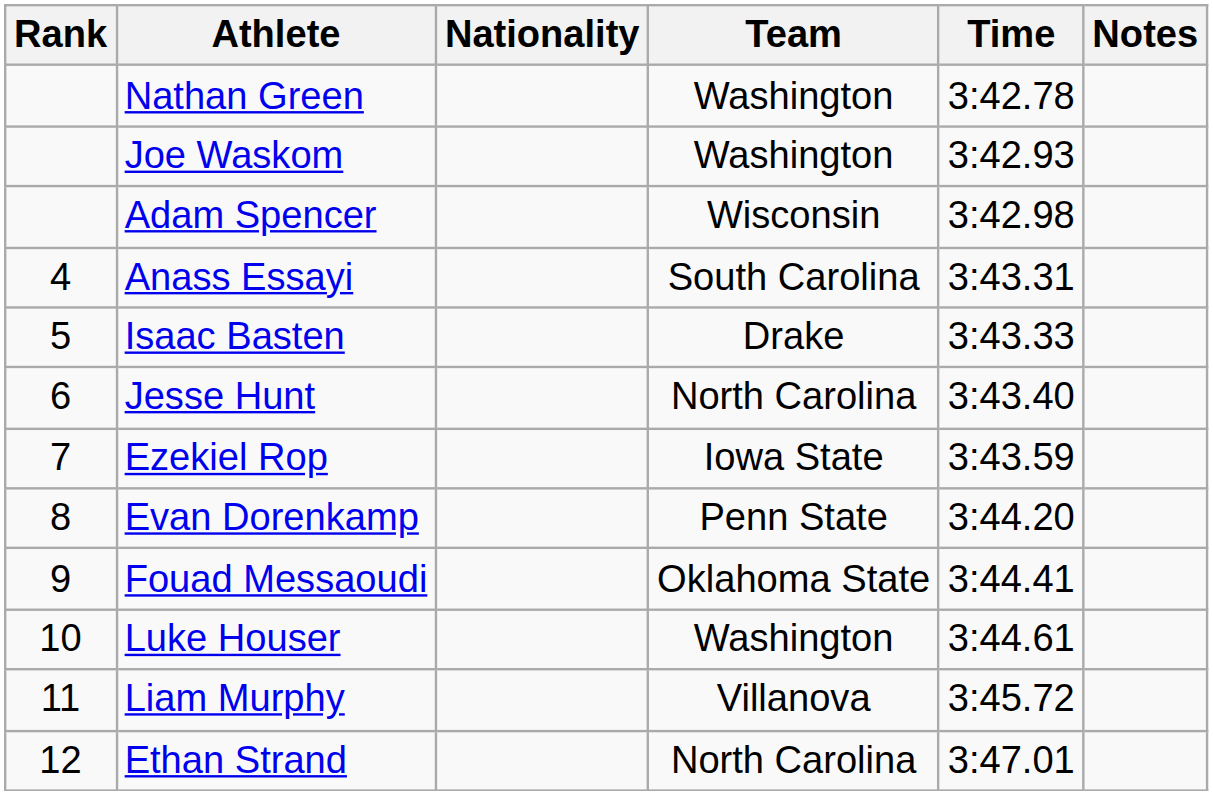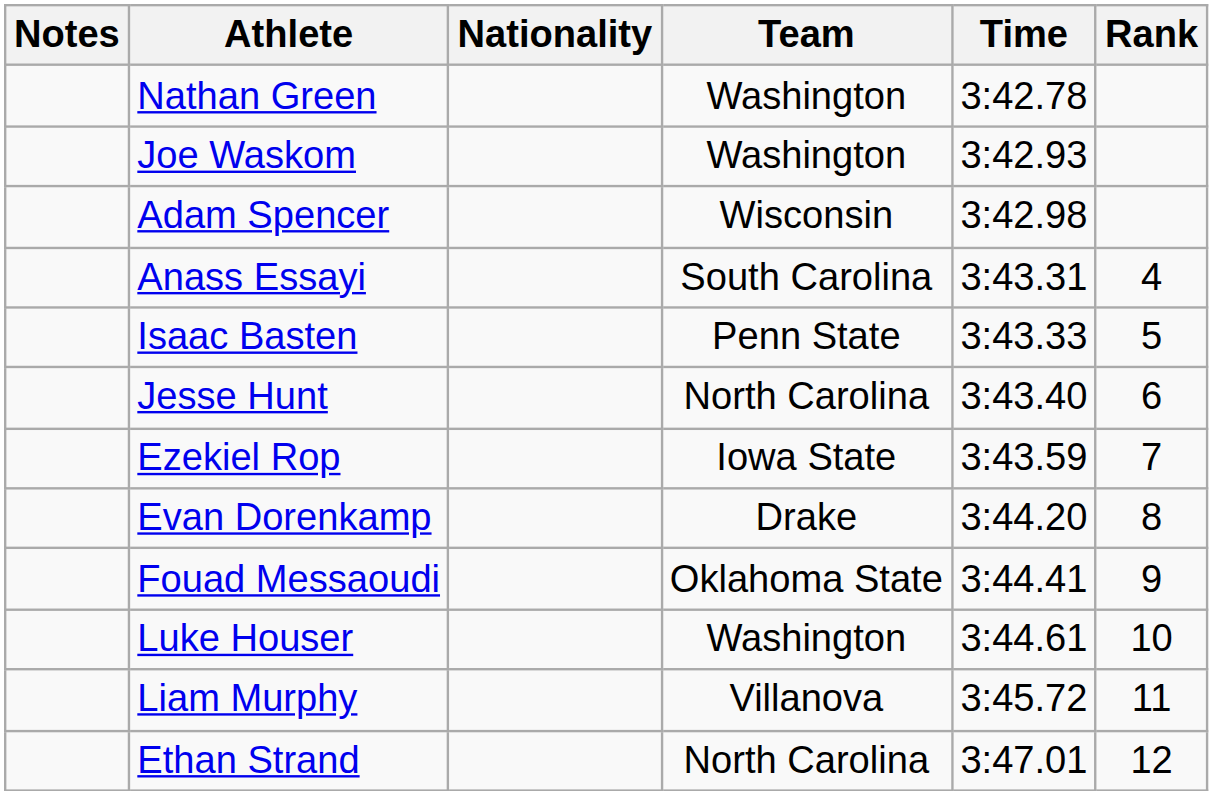columns swapped: (61, 34) <-> (1145, 34)
(794, 336) Drake -> (806, 336) Penn State
(794, 517) Penn State -> (806, 517) Drake
